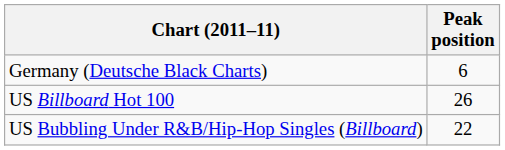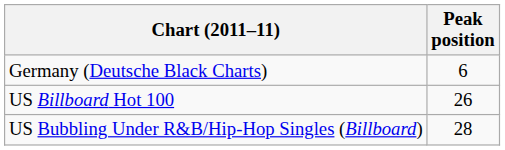(463, 129) 22 -> (463, 129) 28
